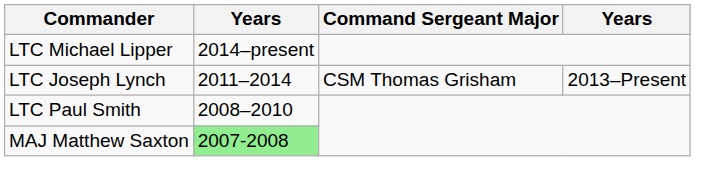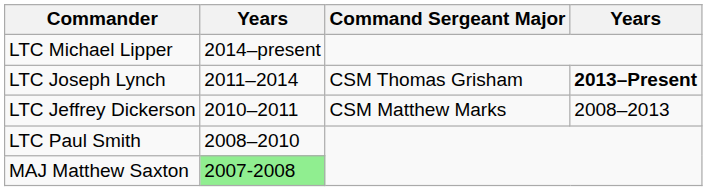(627, 80) normal -> (636, 80) bold
+ row: (102, 110)
